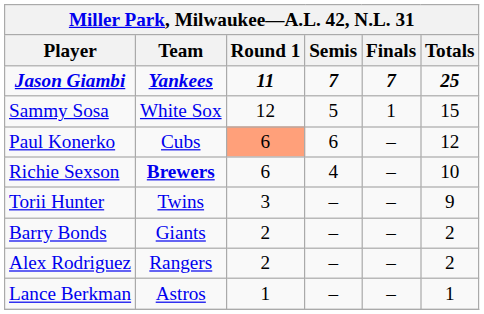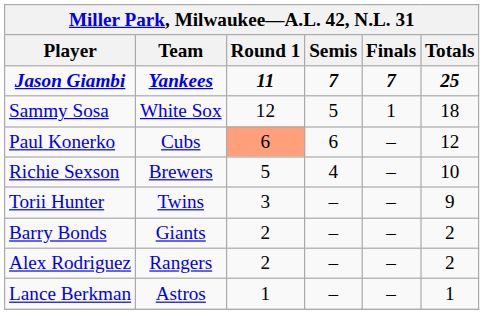(450, 111) 15 -> (450, 111) 18
(181, 171) bold -> (181, 171) normal
(265, 171) 6 -> (265, 171) 5
